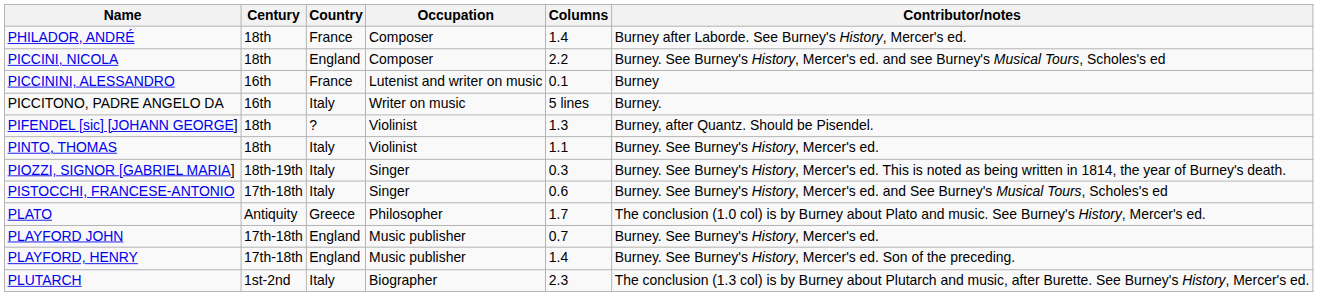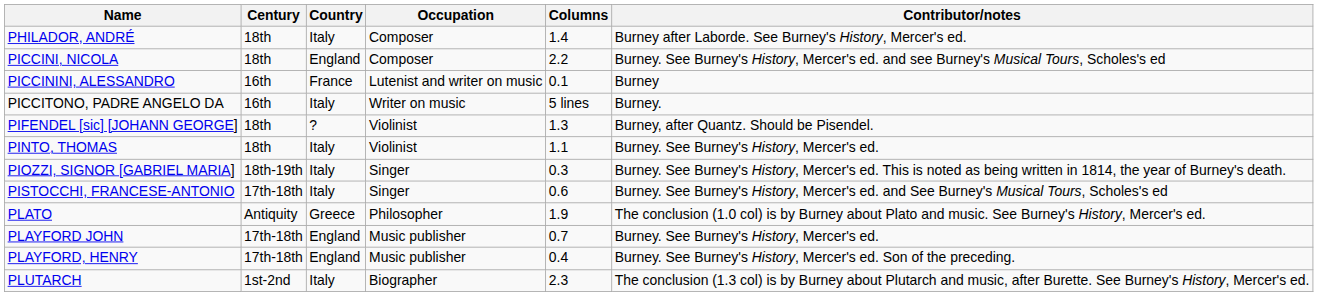(331, 37) France -> (322, 37) Italy
(558, 214) 1.7 -> (558, 214) 1.9
(558, 258) 1.4 -> (558, 258) 0.4
